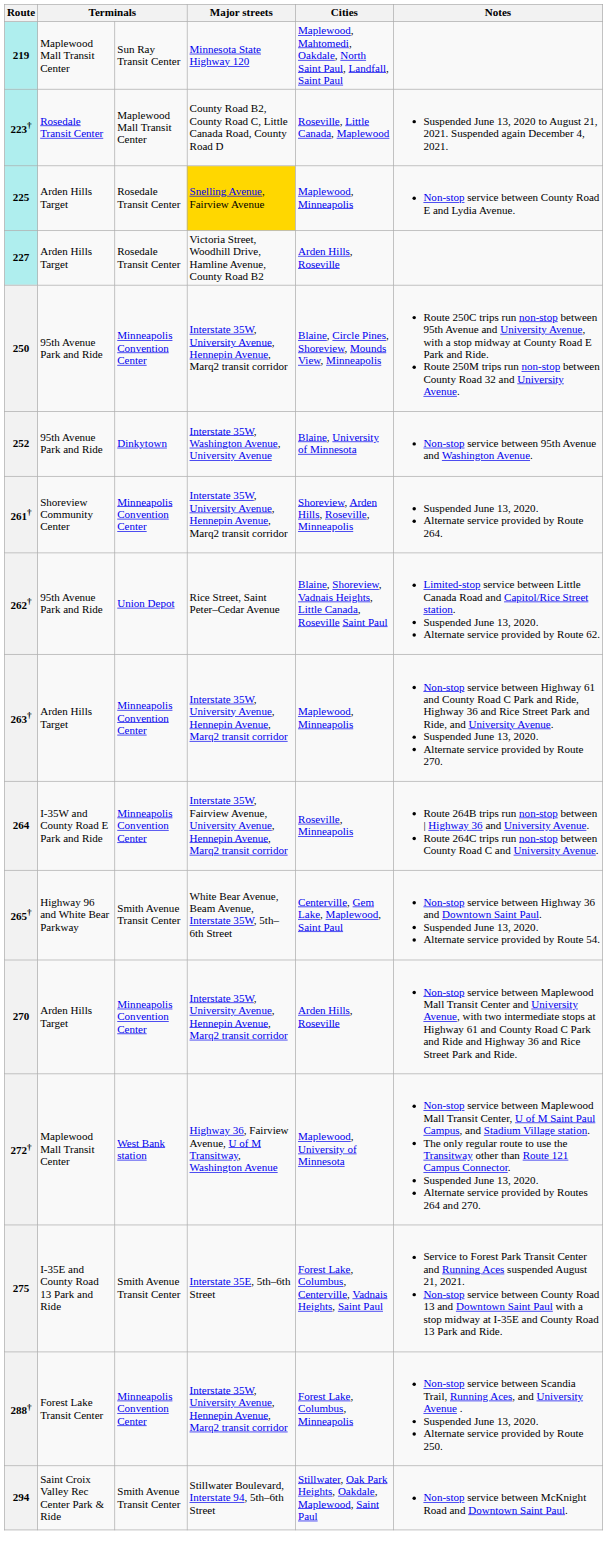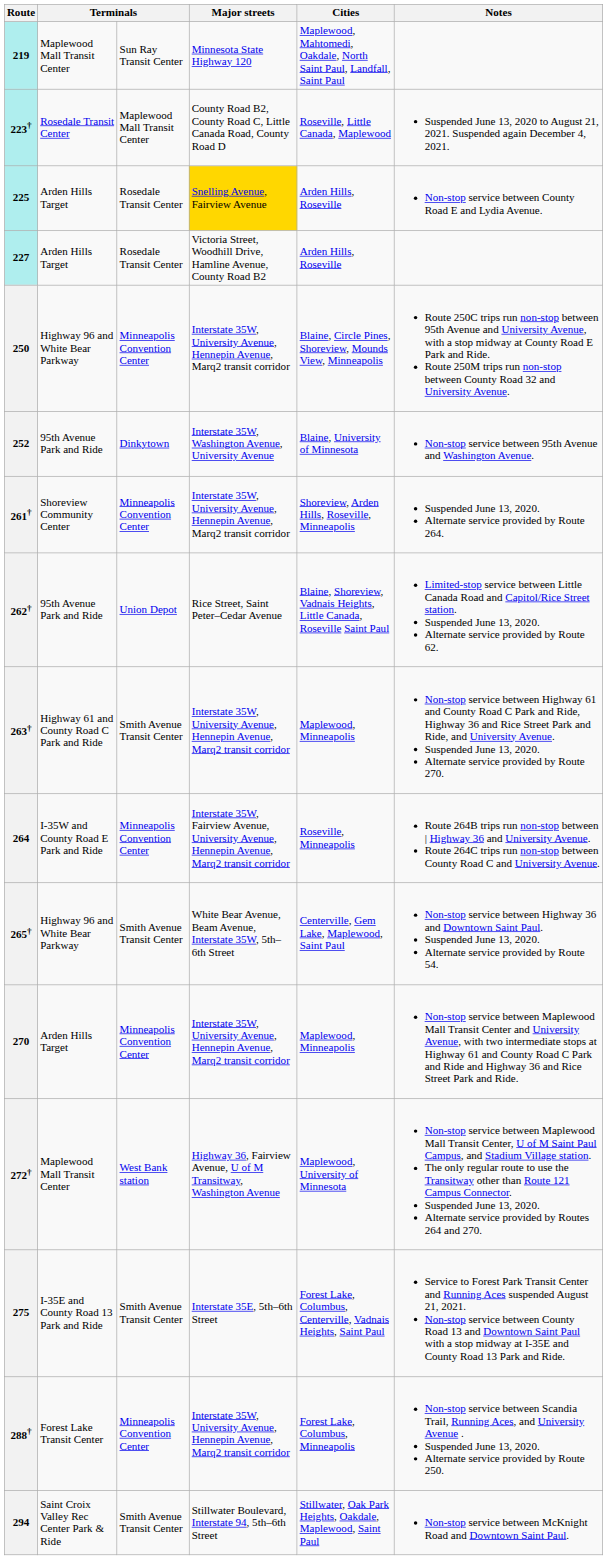(326, 198) Maplewood, Minneapolis -> (327, 198) Arden Hills, Roseville
(71, 348) 95th Avenue Park and Ride -> (77, 348) Highway 96 and White Bear Parkway
(66, 718) Arden Hills Target -> (77, 730) Highway 61 and County Road C Park and Ride
(145, 718) Minneapolis Convention Center -> (151, 730) Smith Avenue Transit Center
(325, 1016) Arden Hills, Roseville -> (327, 1041) Maplewood, Minneapolis
